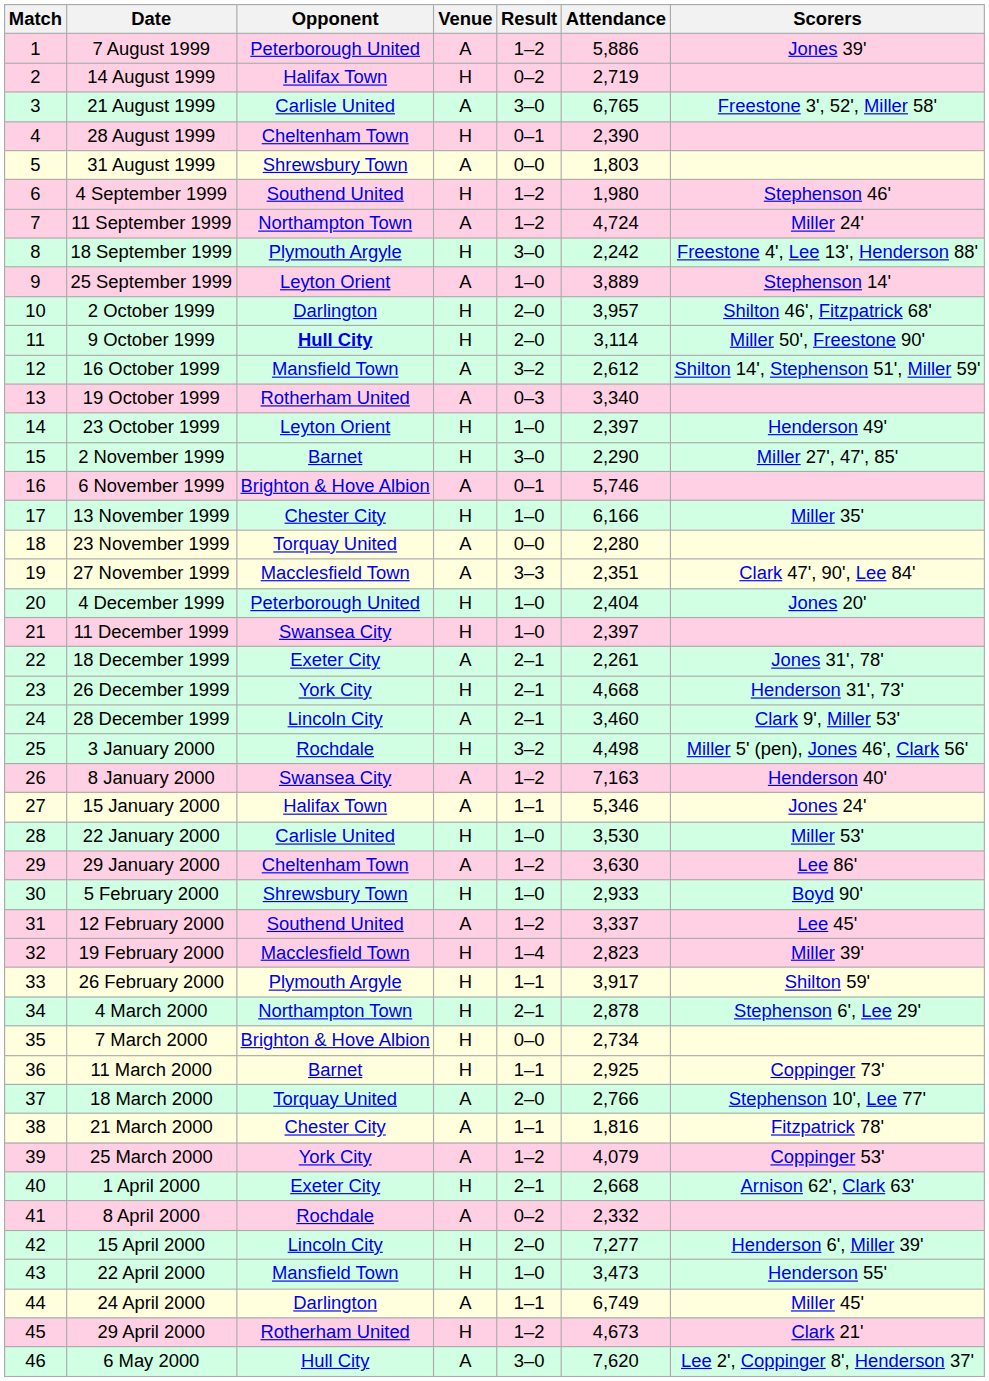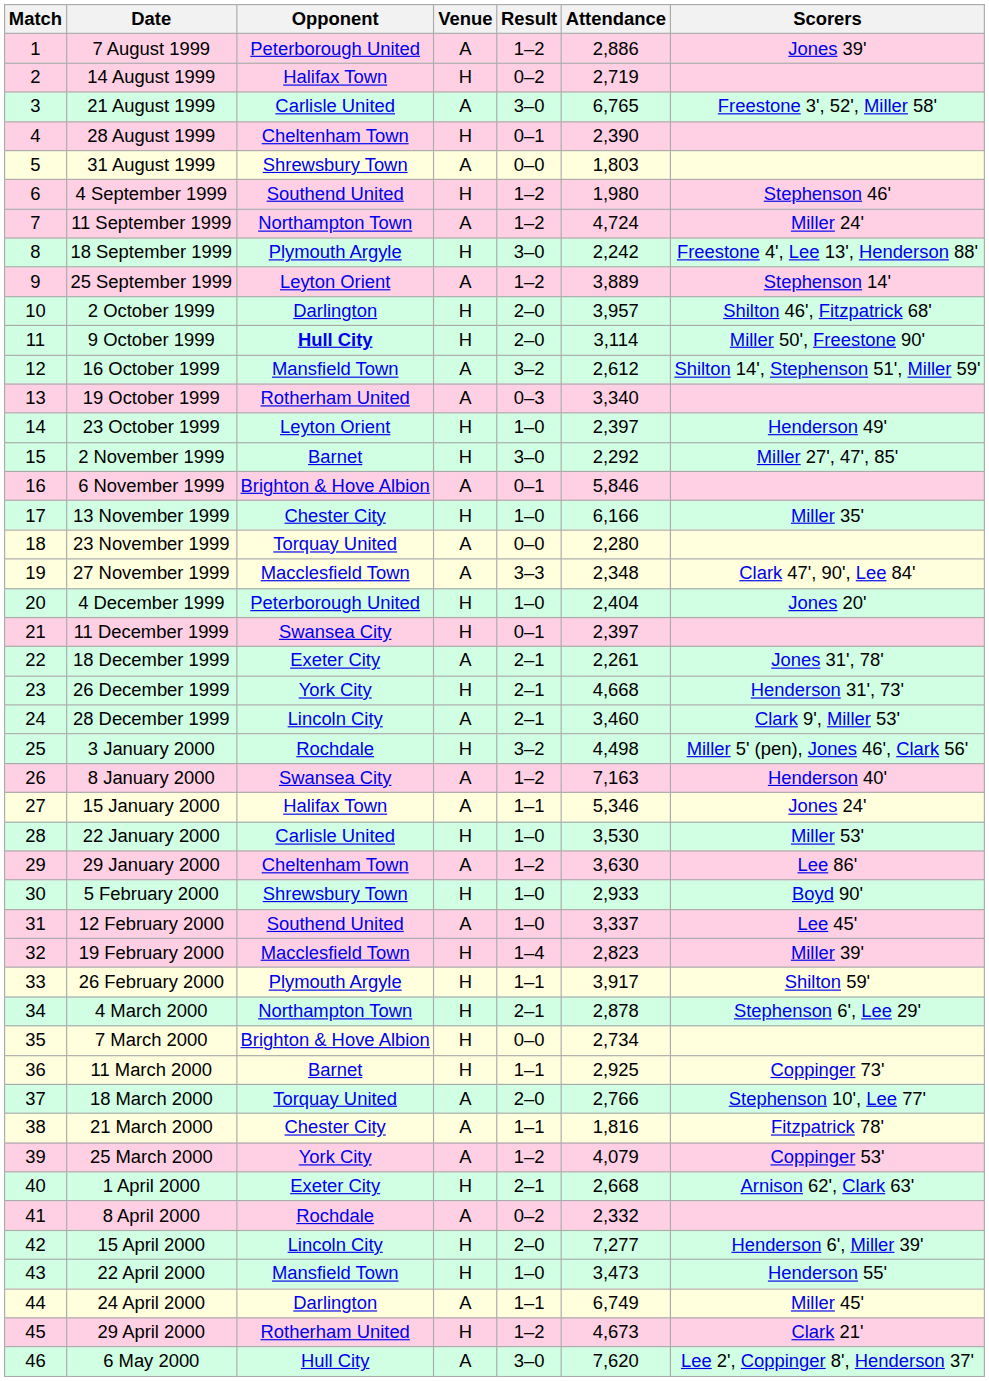(616, 48) 5,886 -> (616, 48) 2,886
(529, 281) 1–0 -> (529, 281) 1–2
(616, 456) 2,290 -> (616, 456) 2,292
(616, 485) 5,746 -> (616, 485) 5,846
(616, 573) 2,351 -> (616, 573) 2,348
(529, 631) 1–0 -> (529, 631) 0–1
(529, 923) 1–2 -> (529, 923) 1–0
